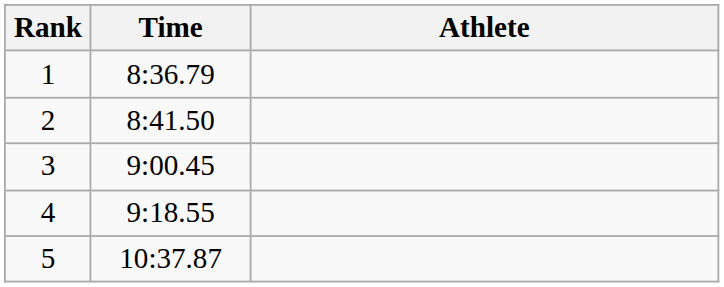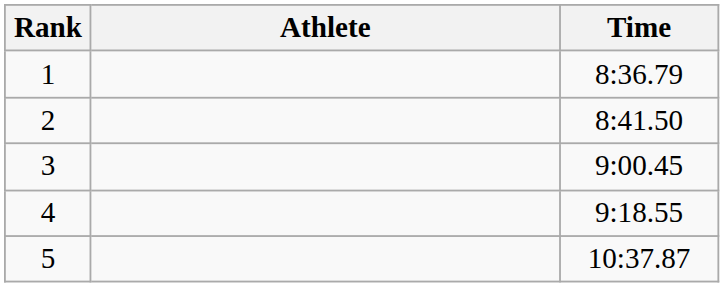columns swapped: (484, 27) <-> (171, 27)
